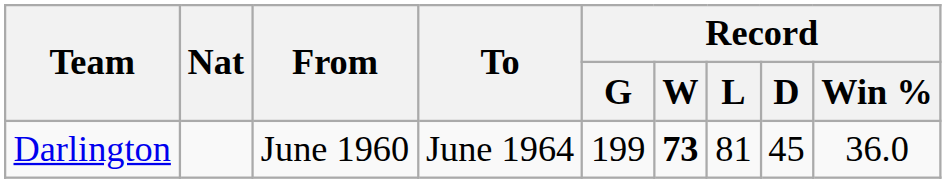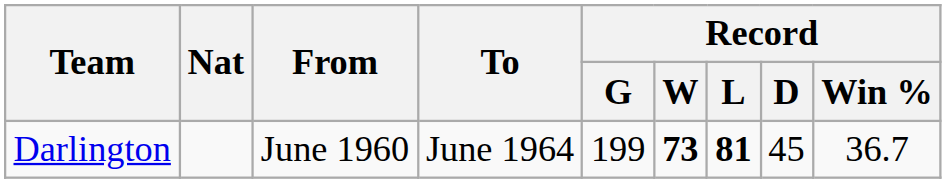(733, 148) normal -> (733, 148) bold
(877, 148) 36.0 -> (877, 148) 36.7
